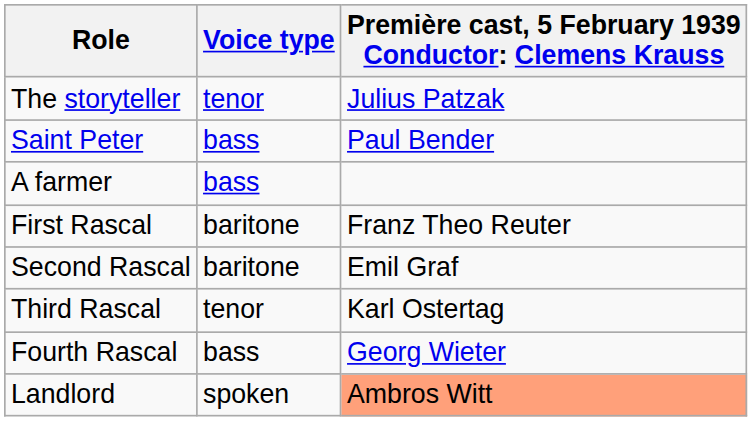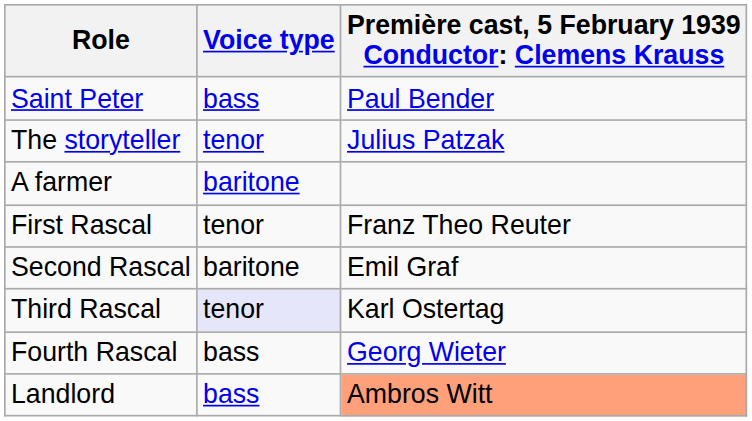rows swapped: (96, 98) <-> (77, 140)
(231, 182) bass -> (251, 182) baritone
(251, 225) baritone -> (233, 225) tenor
(233, 310) no background -> (233, 310) lavender background
(246, 394) spoken -> (231, 394) bass
